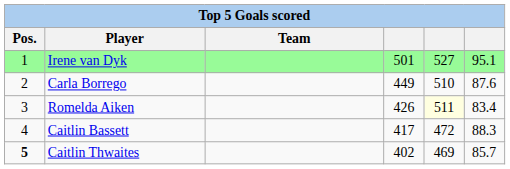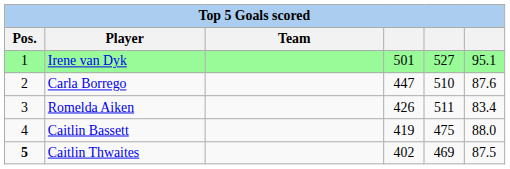(404, 84) 449 -> (404, 84) 447
(444, 107) lightyellow background -> (444, 107) no background
(404, 130) 417 -> (404, 130) 419
(444, 130) 472 -> (444, 130) 475
(484, 130) 88.3 -> (484, 130) 88.0
(484, 153) 85.7 -> (484, 153) 87.5
